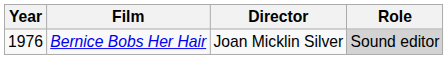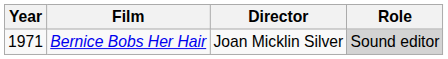(26, 41) 1976 -> (26, 41) 1971
